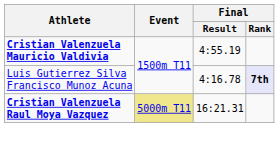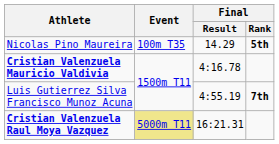+ row: (70, 45)
(220, 51) 4:55.19 -> (220, 68) 4:16.78
(220, 79) 4:16.78 -> (220, 96) 4:55.19
(260, 79) lavender background -> (260, 96) no background
